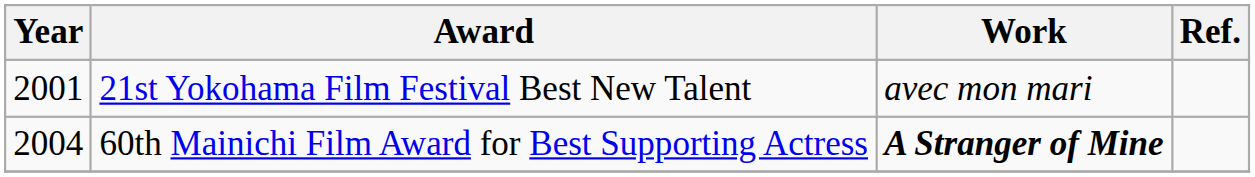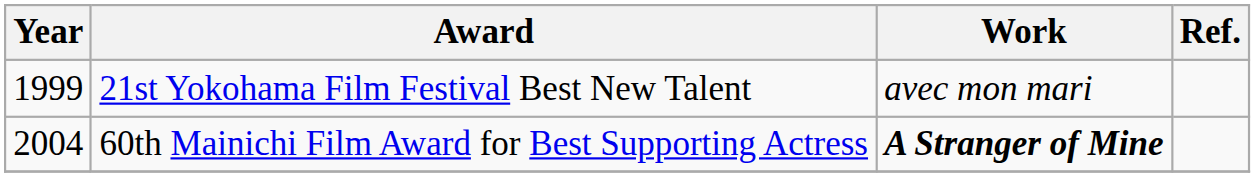(48, 87) 2001 -> (48, 87) 1999
